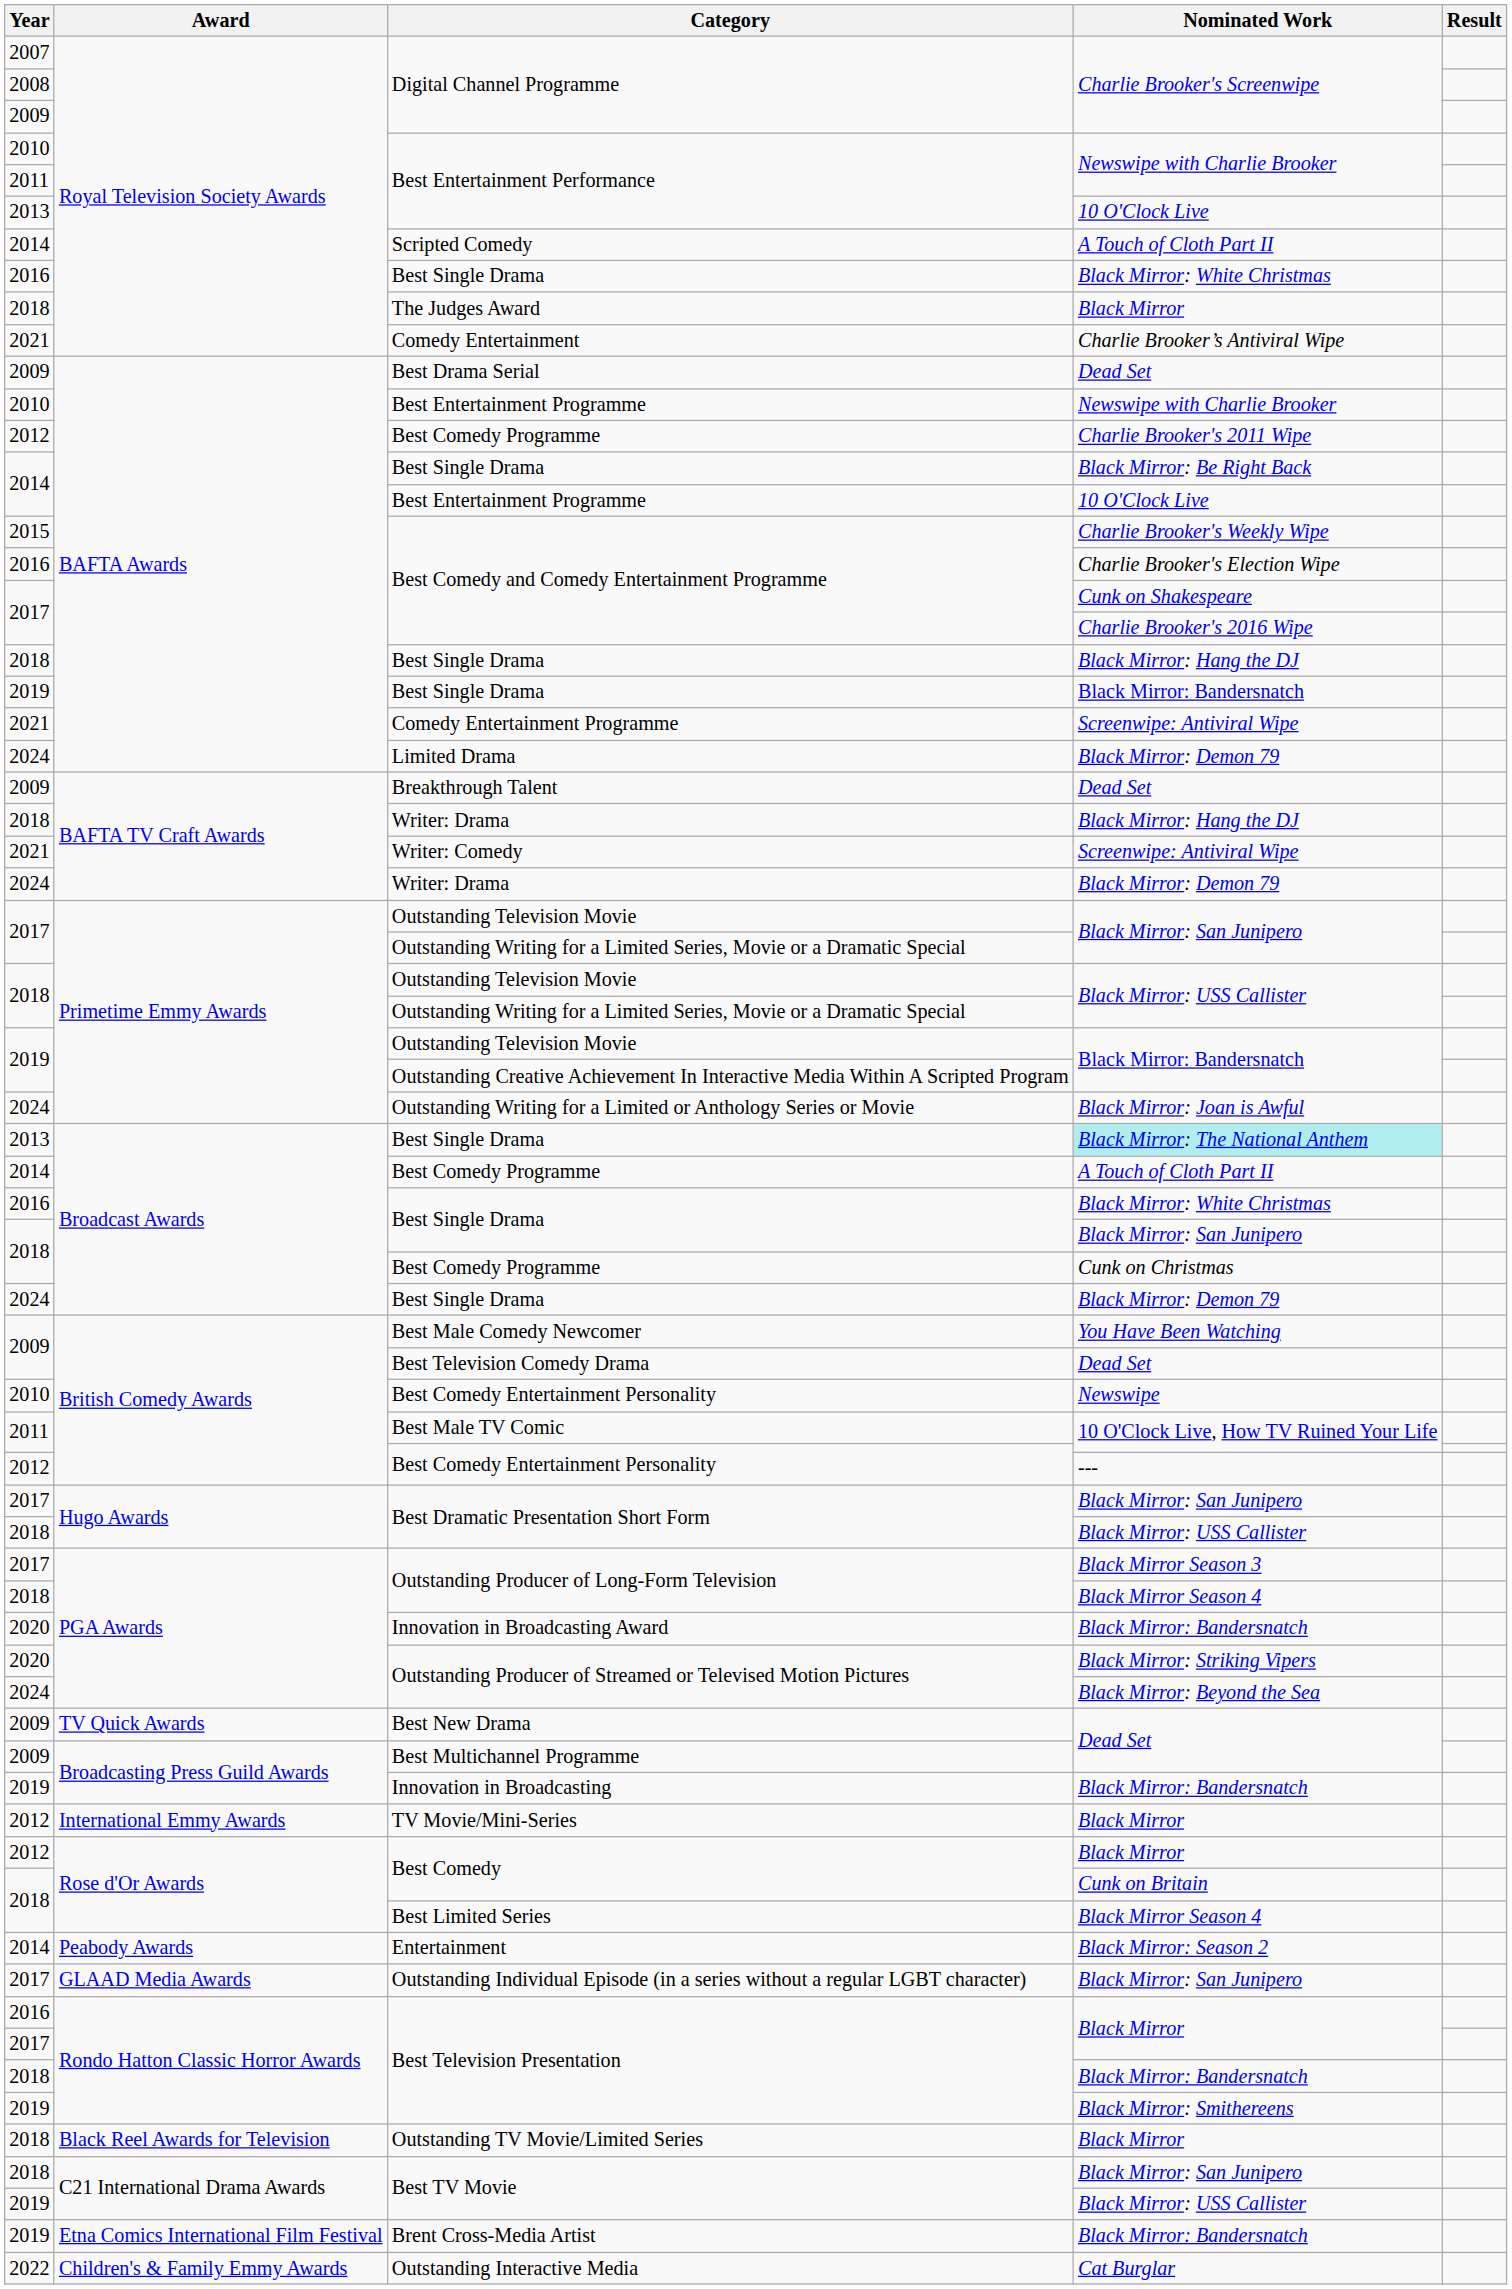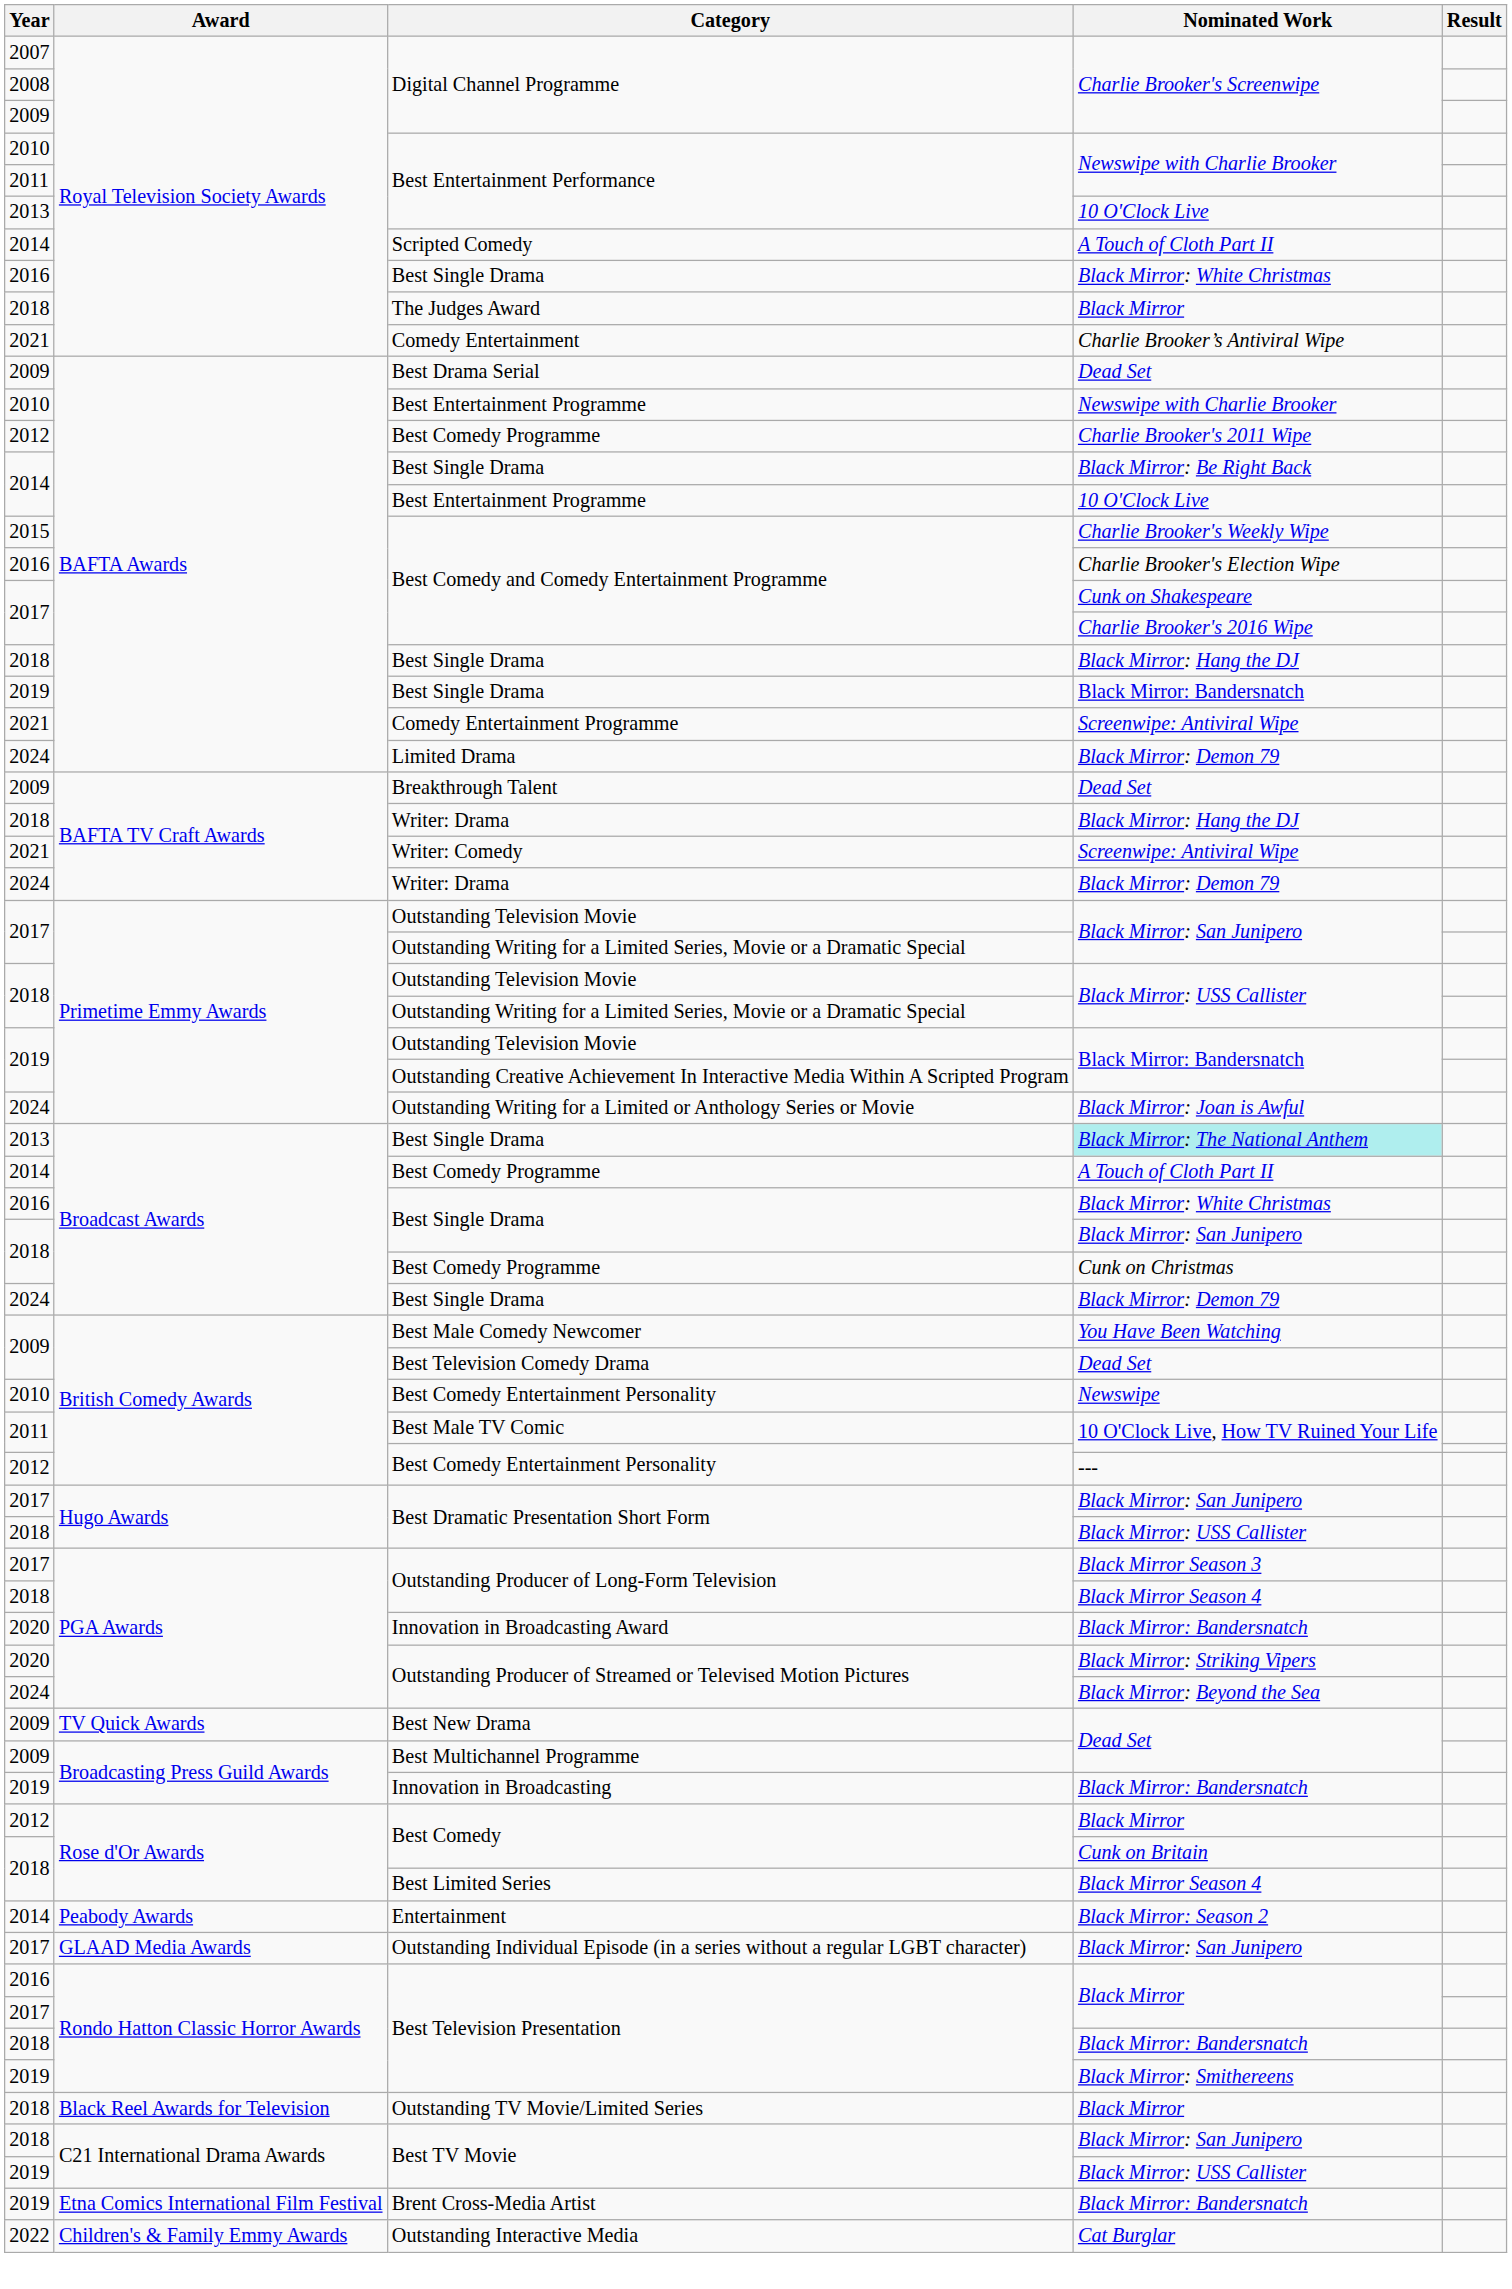- row: (29, 1820)
